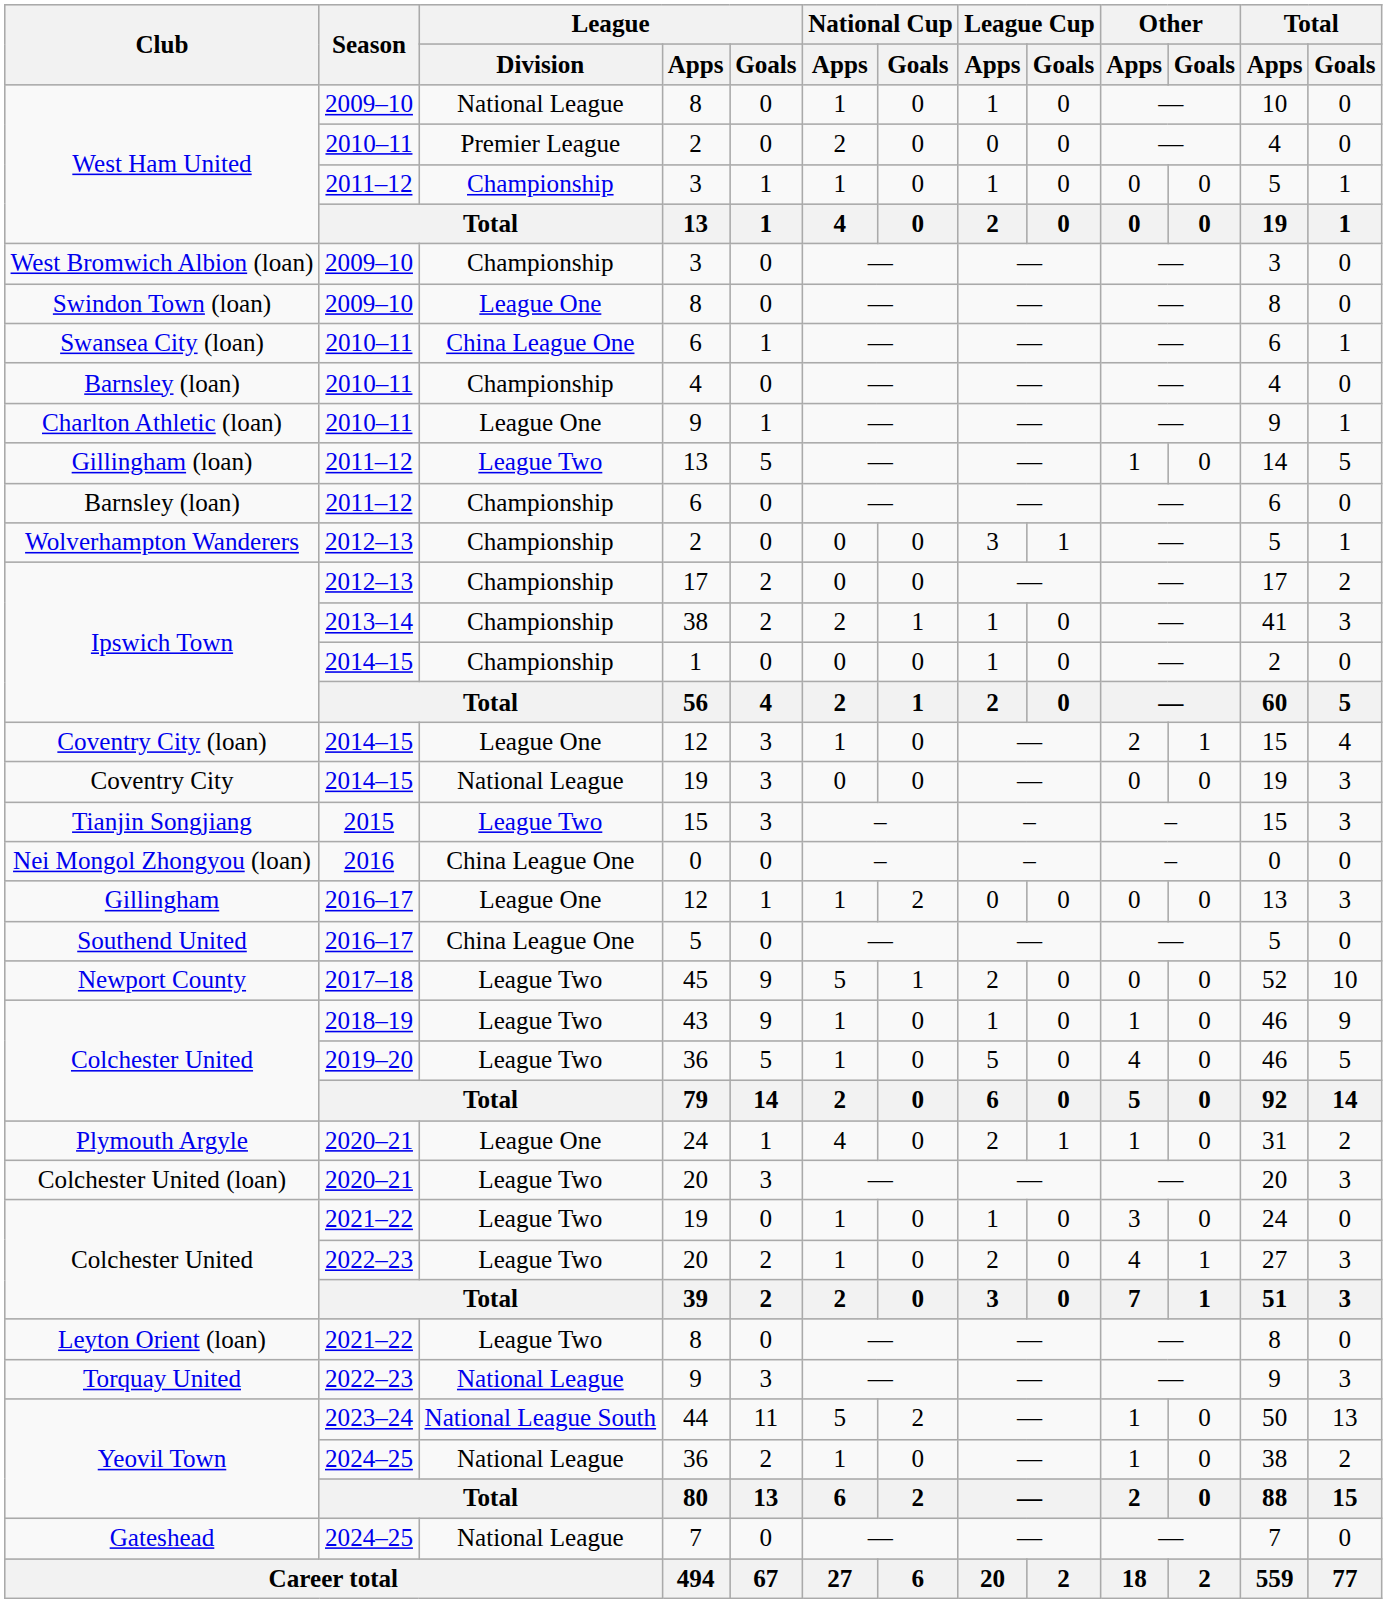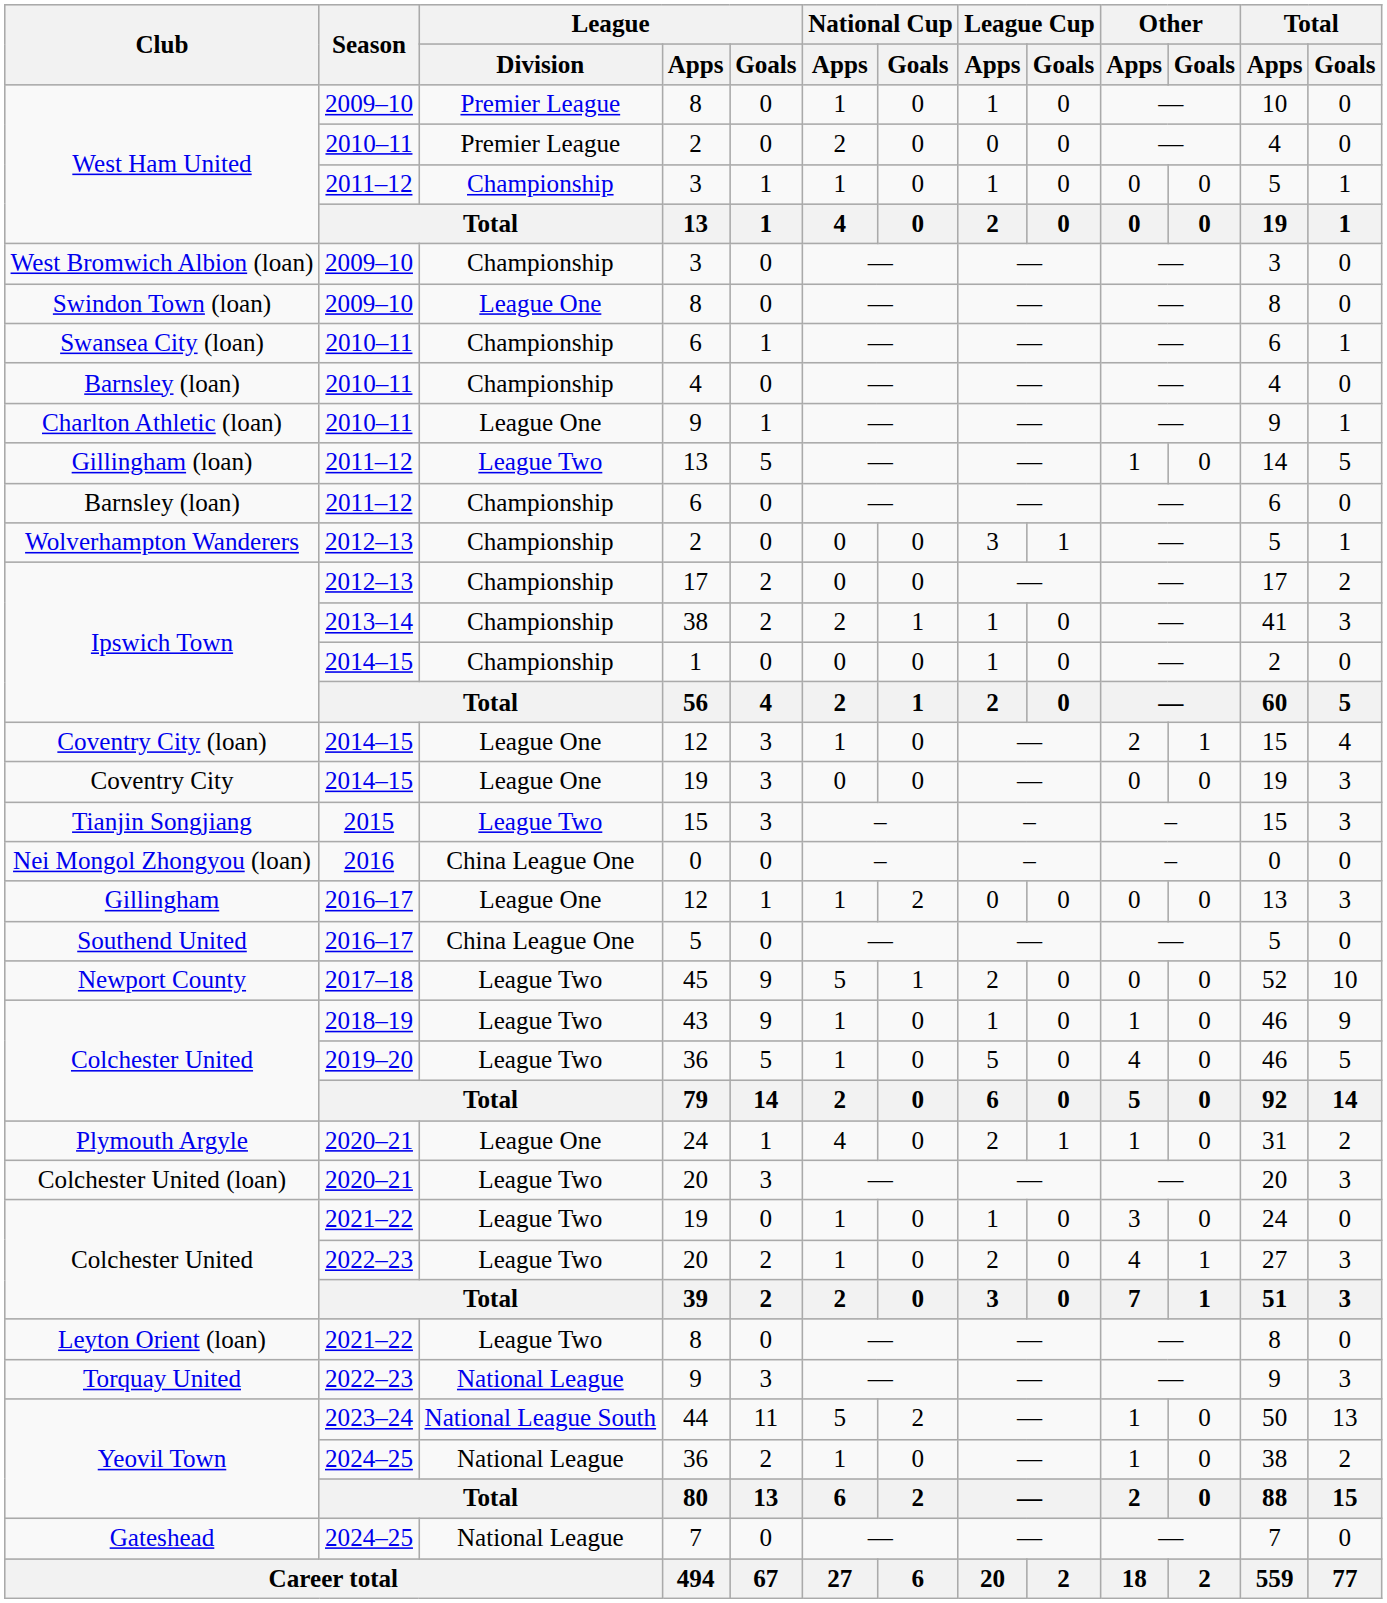(540, 104) National League -> (540, 104) Premier League
(540, 343) China League One -> (540, 343) Championship
(540, 781) National League -> (540, 781) League One
